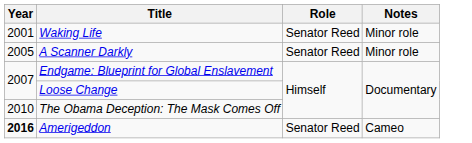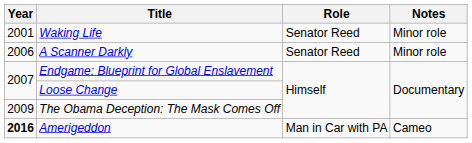(20, 52) 2005 -> (20, 52) 2006
(20, 109) 2010 -> (20, 109) 2009
(323, 128) Senator Reed -> (337, 128) Man in Car with PA
